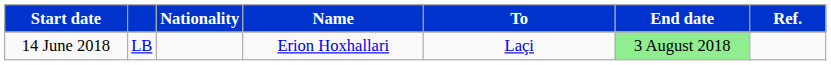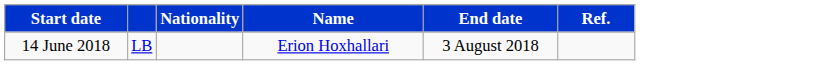- column: (519, 18)
(682, 45) lightgreen background -> (490, 45) no background
